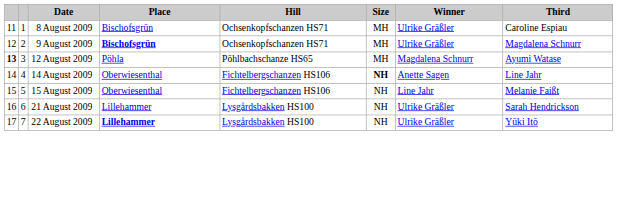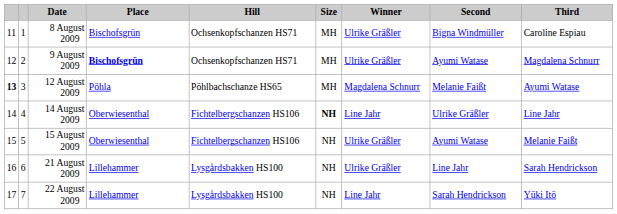+ column: (476, 12)
(423, 75) Anette Sagen -> (362, 114) Line Jahr
(416, 90) Line Jahr -> (373, 141) Ulrike Gräßler
(128, 122) bold -> (114, 195) normal
(426, 122) Ulrike Gräßler -> (362, 195) Line Jahr
